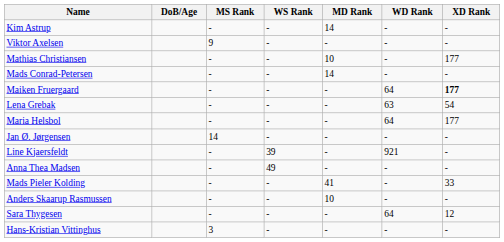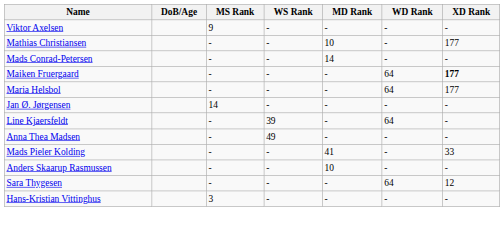- row: (29, 27)
- row: (31, 105)
(391, 152) 921 -> (389, 121) 64
